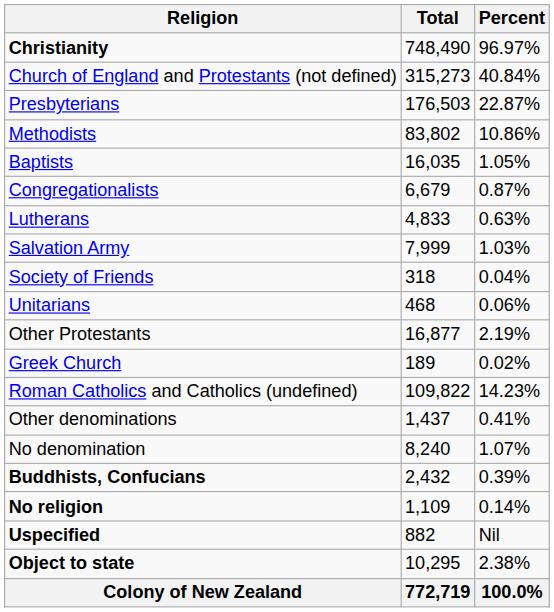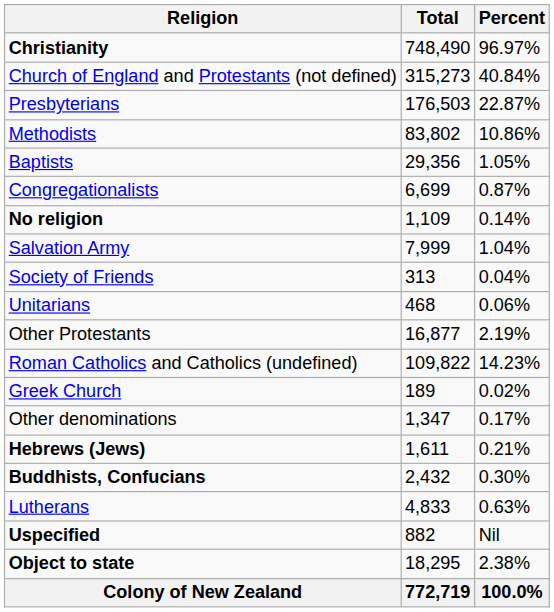(433, 162) 16,035 -> (433, 162) 29,356
(428, 190) 6,679 -> (428, 190) 6,699
rows swapped: (49, 219) <-> (56, 506)
(504, 248) 1.03% -> (504, 248) 1.04%
(420, 276) 318 -> (420, 276) 313
rows swapped: (183, 391) <-> (65, 362)
(428, 420) 1,437 -> (428, 420) 1,347
(504, 420) 0.41% -> (504, 420) 0.17%
- row: (77, 448)
+ row: (77, 448)
(504, 477) 0.39% -> (504, 477) 0.30%
(433, 563) 10,295 -> (433, 563) 18,295
